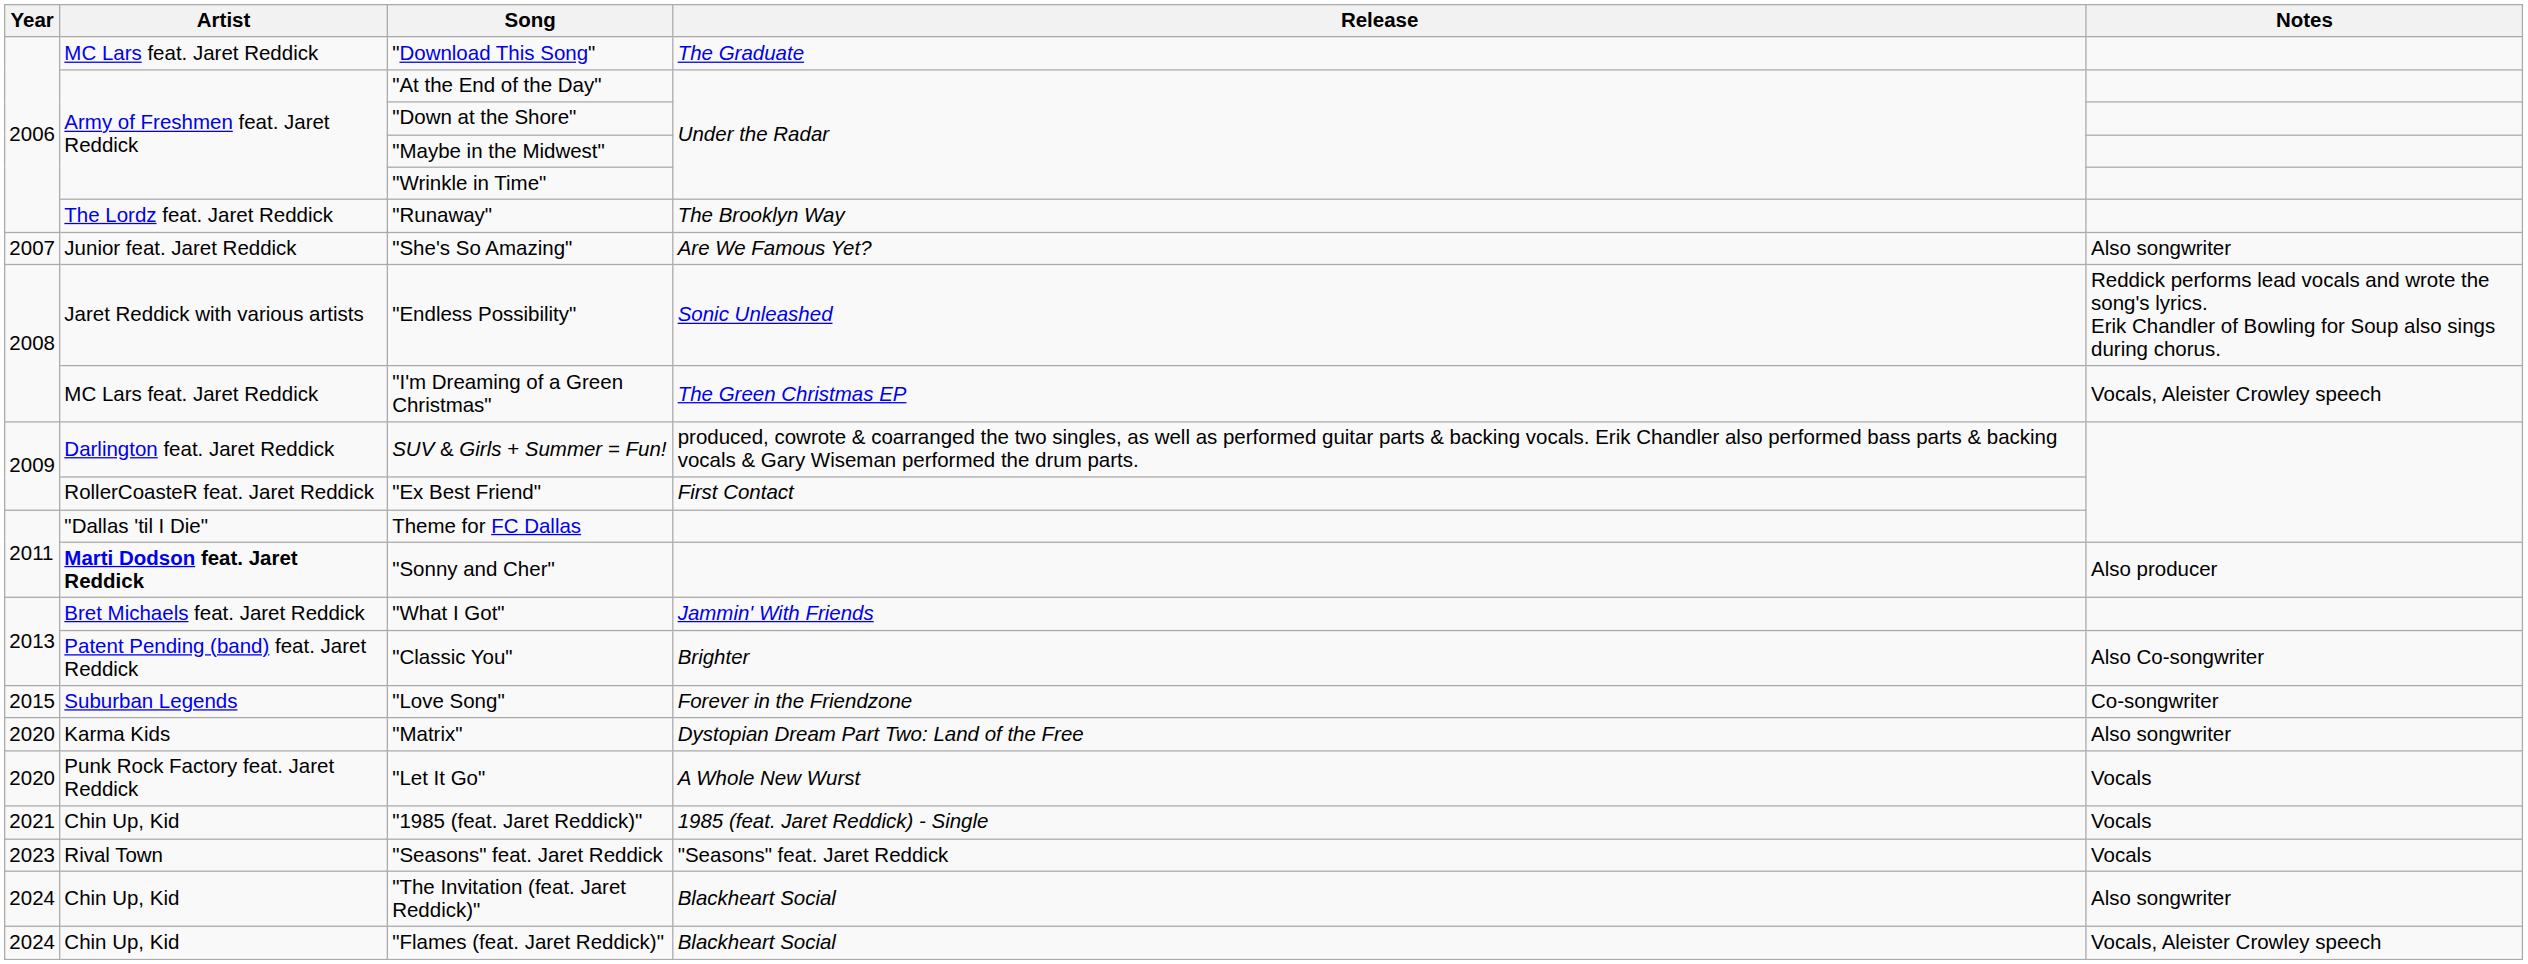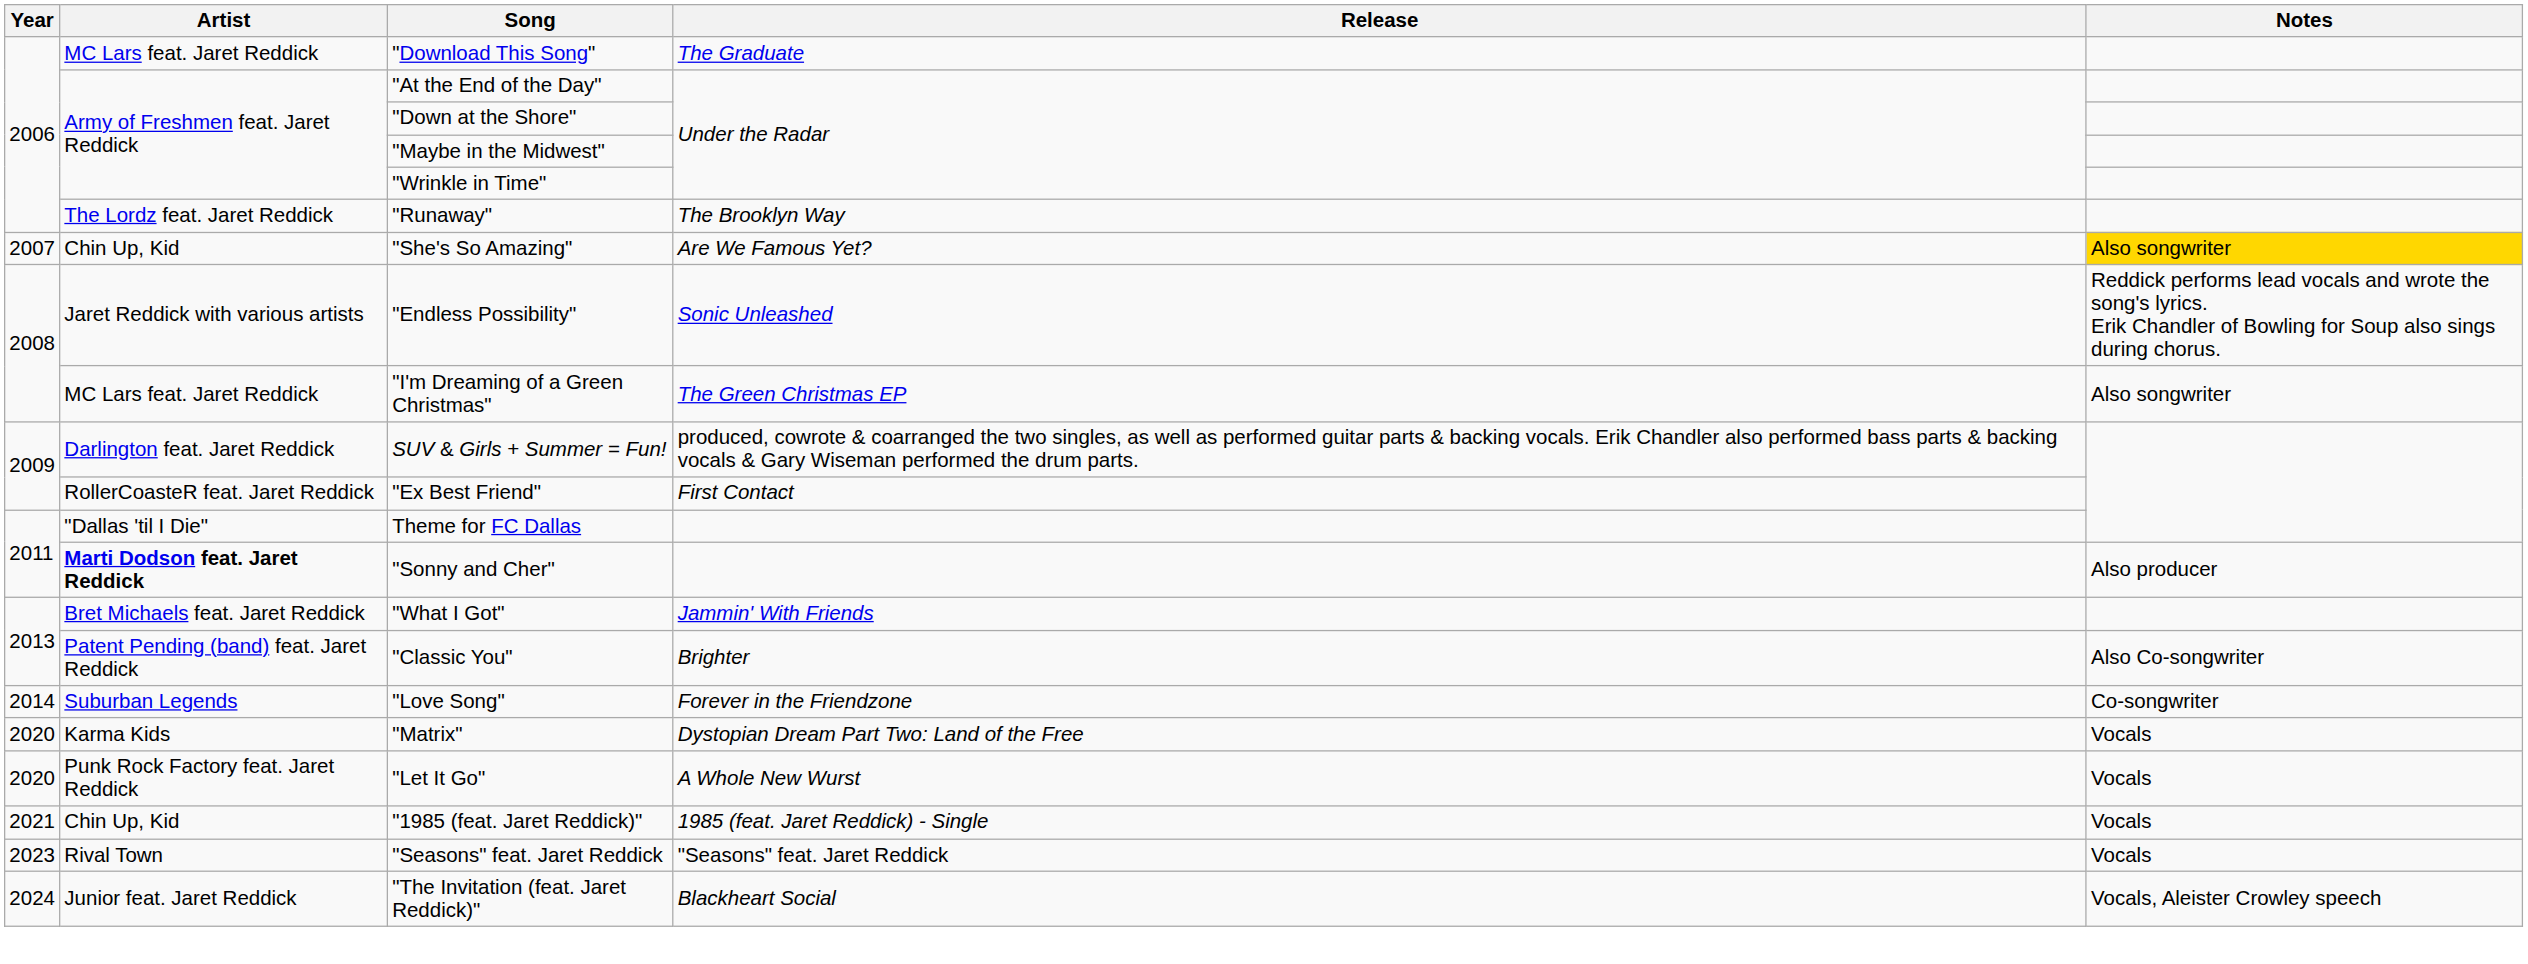(180, 248) Junior feat. Jaret Reddick -> (122, 248) Chin Up, Kid
(2161, 248) no background -> (2161, 248) gold background
(2236, 393) Vocals, Aleister Crowley speech -> (2161, 393) Also songwriter
(32, 701) 2015 -> (32, 701) 2014
(2161, 734) Also songwriter -> (2121, 734) Vocals
(122, 898) Chin Up, Kid -> (180, 898) Junior feat. Jaret Reddick
(2161, 898) Also songwriter -> (2236, 898) Vocals, Aleister Crowley speech
- row: (528, 942)
